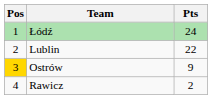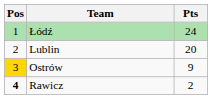(191, 49) 22 -> (191, 49) 20
(15, 85) normal -> (15, 85) bold
